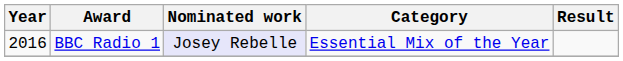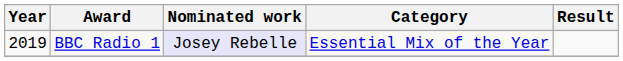(28, 44) 2016 -> (28, 44) 2019
